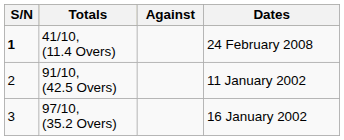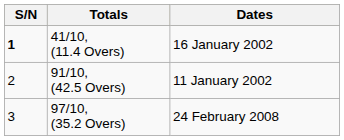- column: (170, 15)
(260, 44) 24 February 2008 -> (223, 44) 16 January 2002
(257, 116) 16 January 2002 -> (226, 116) 24 February 2008
